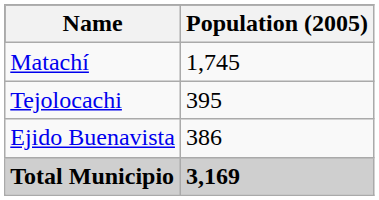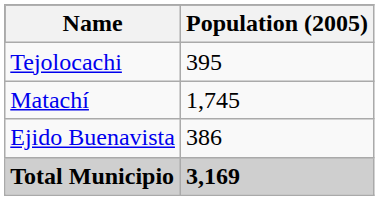rows swapped: (50, 61) <-> (66, 99)
